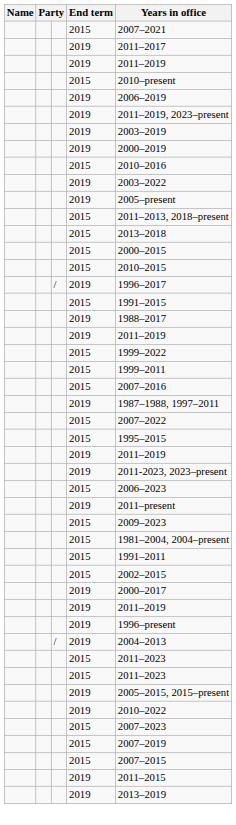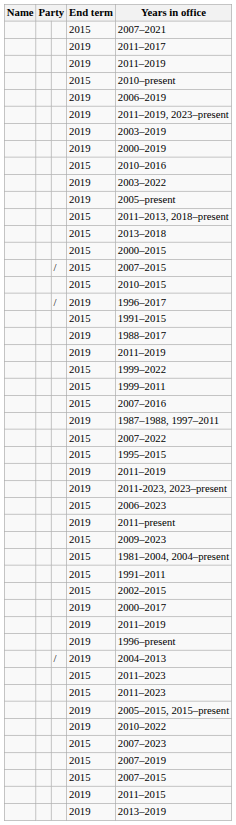+ row: (55, 268)
